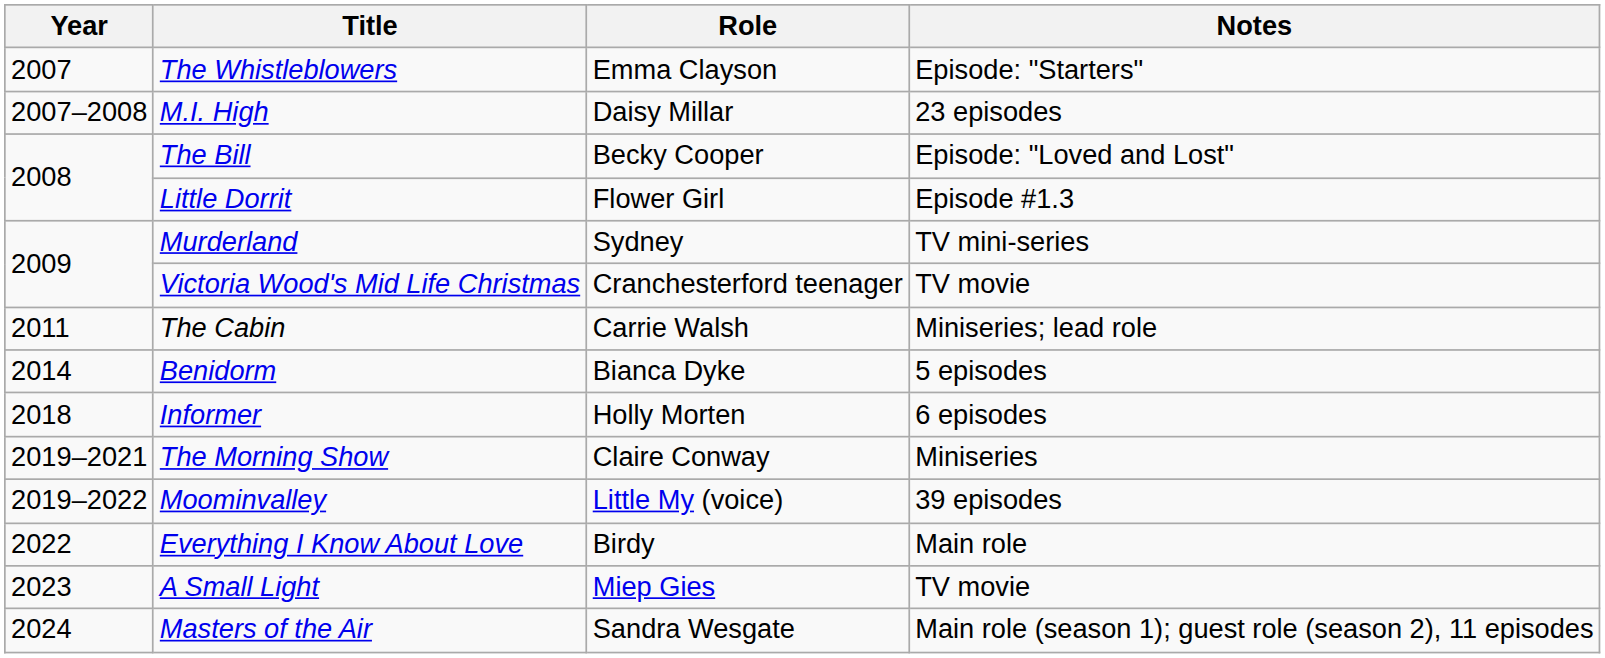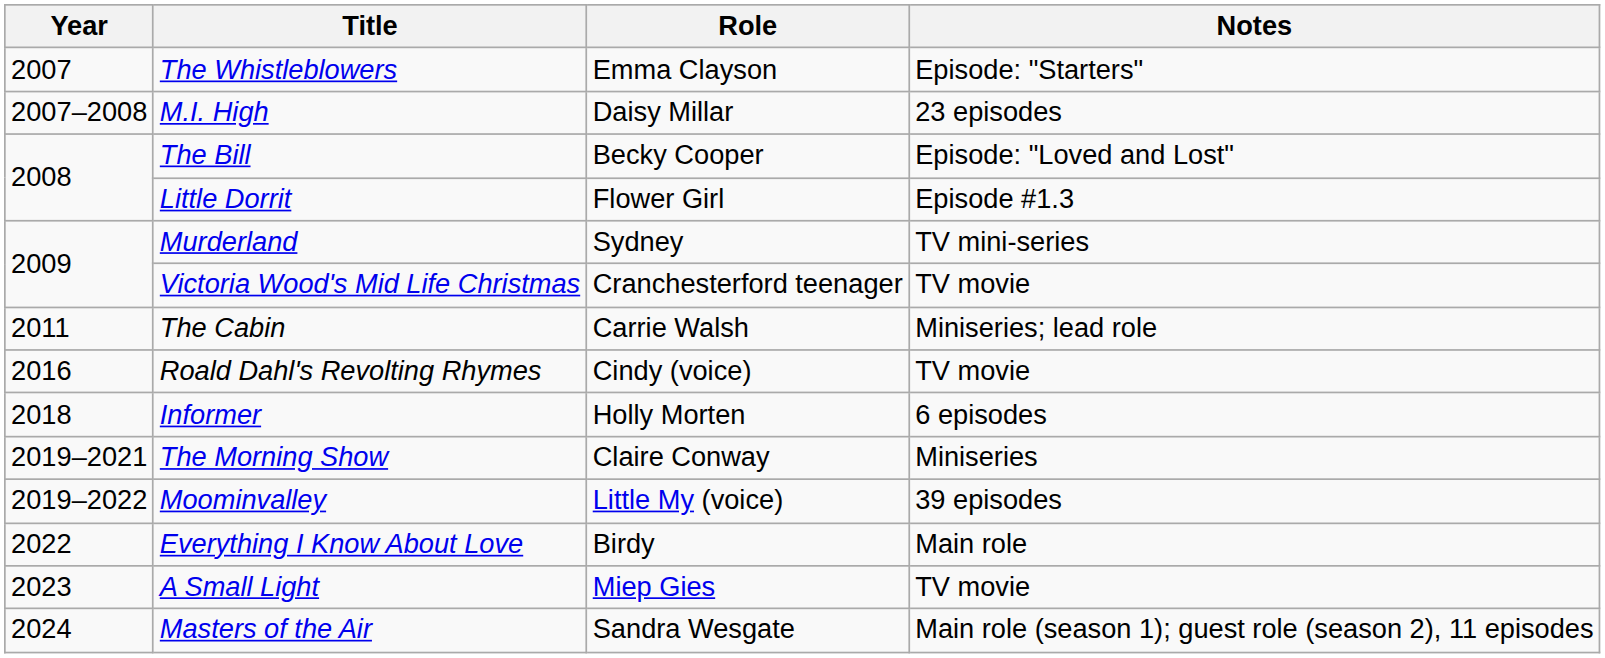- row: (218, 371)
+ row: (351, 371)
